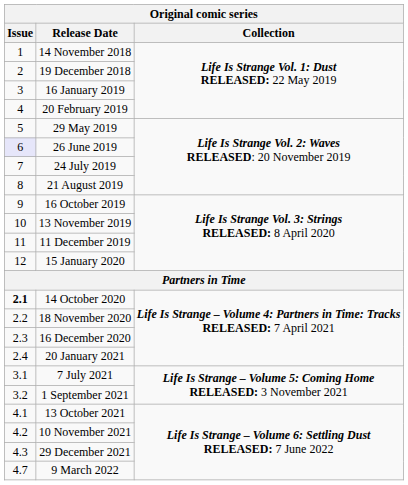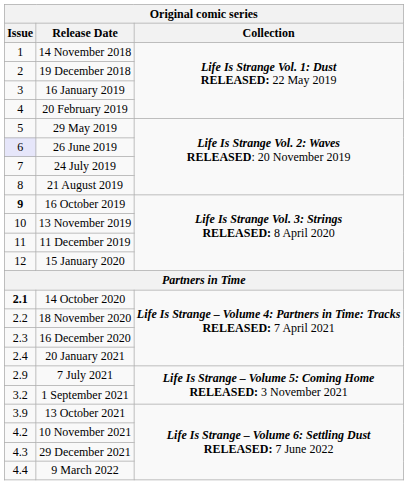(20, 204) normal -> (20, 204) bold
(20, 375) 3.1 -> (20, 375) 2.9
(20, 413) 4.1 -> (20, 413) 3.9
(20, 470) 4.7 -> (20, 470) 4.4
